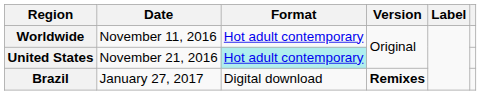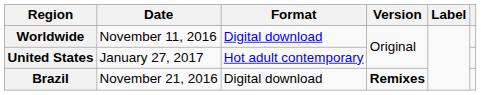(294, 36) Hot adult contemporary -> (273, 36) Digital download
(159, 57) November 21, 2016 -> (152, 57) January 27, 2017
(294, 57) paleturquoise background -> (294, 57) no background
(152, 79) January 27, 2017 -> (159, 79) November 21, 2016
